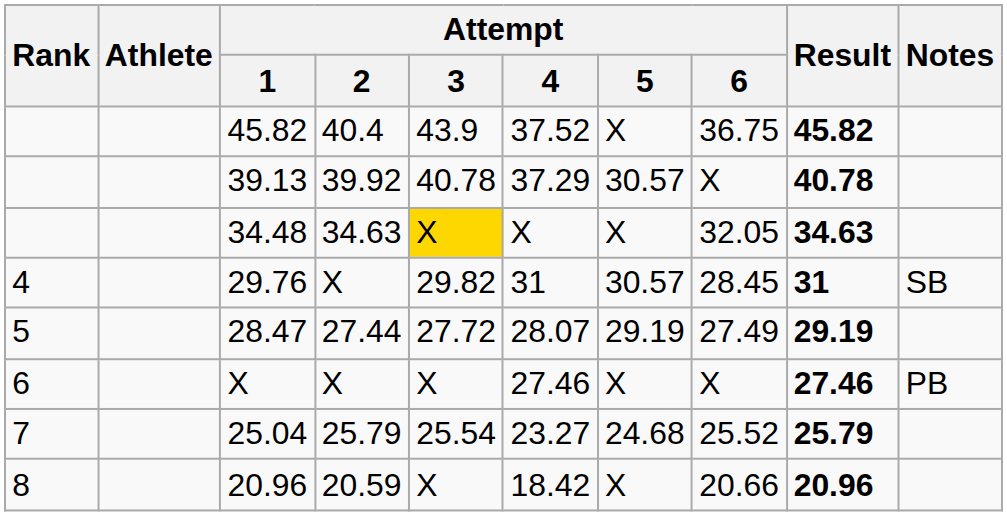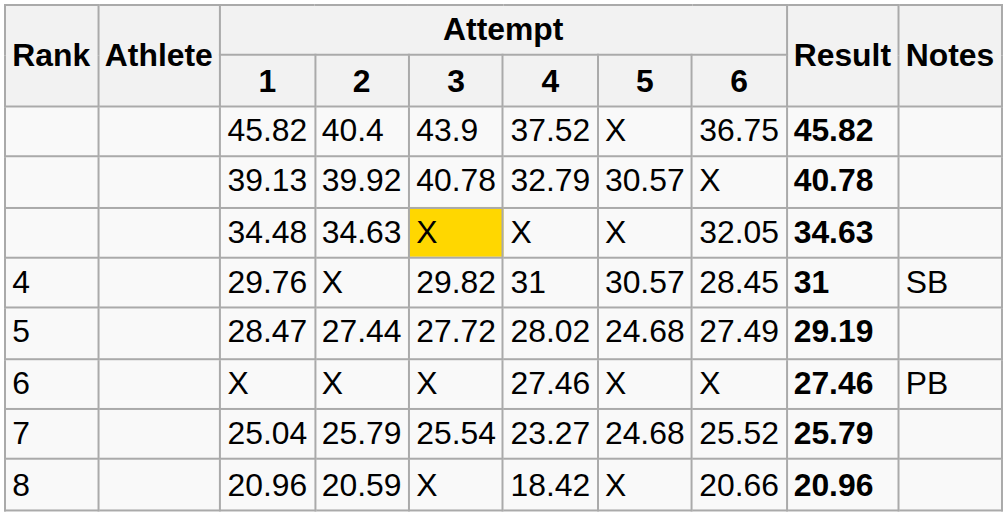(550, 181) 37.29 -> (550, 181) 32.79
(550, 332) 28.07 -> (550, 332) 28.02
(645, 332) 29.19 -> (645, 332) 24.68
